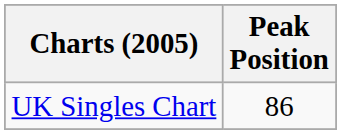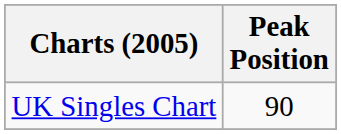(279, 105) 86 -> (279, 105) 90
